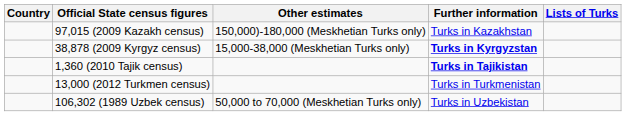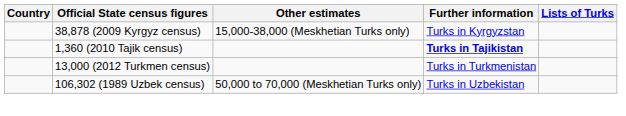- row: (129, 31)
(484, 48) bold -> (475, 31) normal
